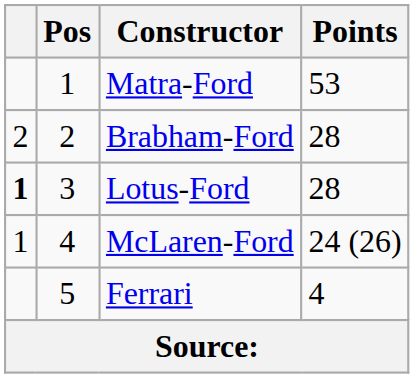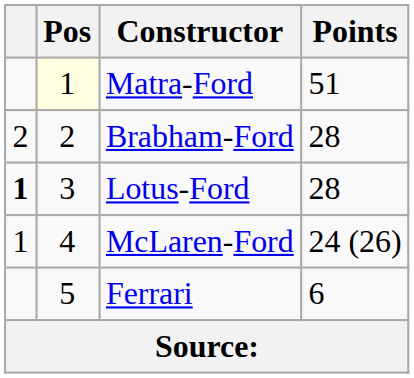(67, 83) no background -> (67, 83) lightyellow background
(325, 83) 53 -> (325, 83) 51
(317, 294) 4 -> (317, 294) 6
